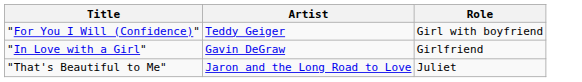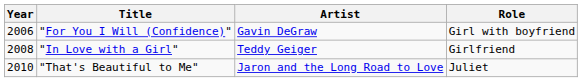+ column: (20, 13)
(245, 31) Teddy Geiger -> (277, 31) Gavin DeGraw
(245, 49) Gavin DeGraw -> (277, 49) Teddy Geiger
